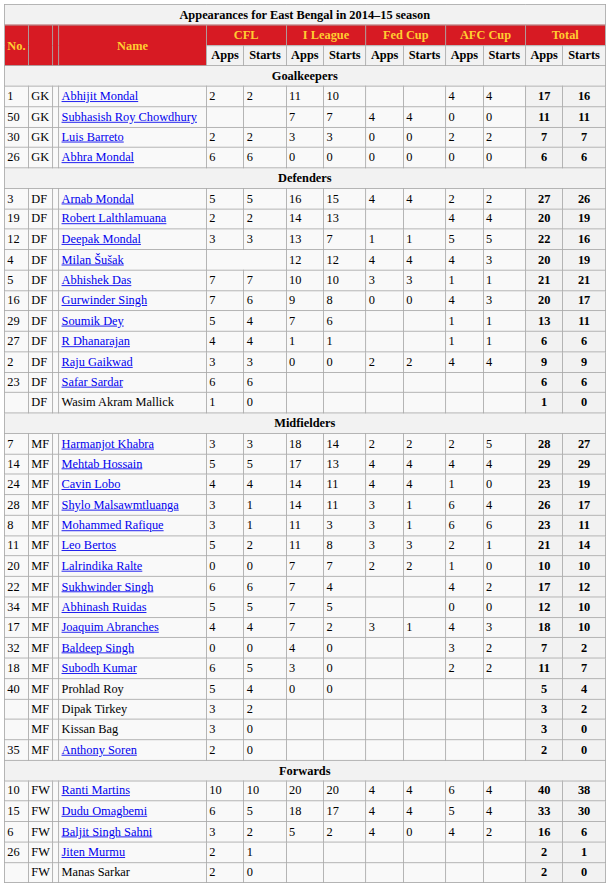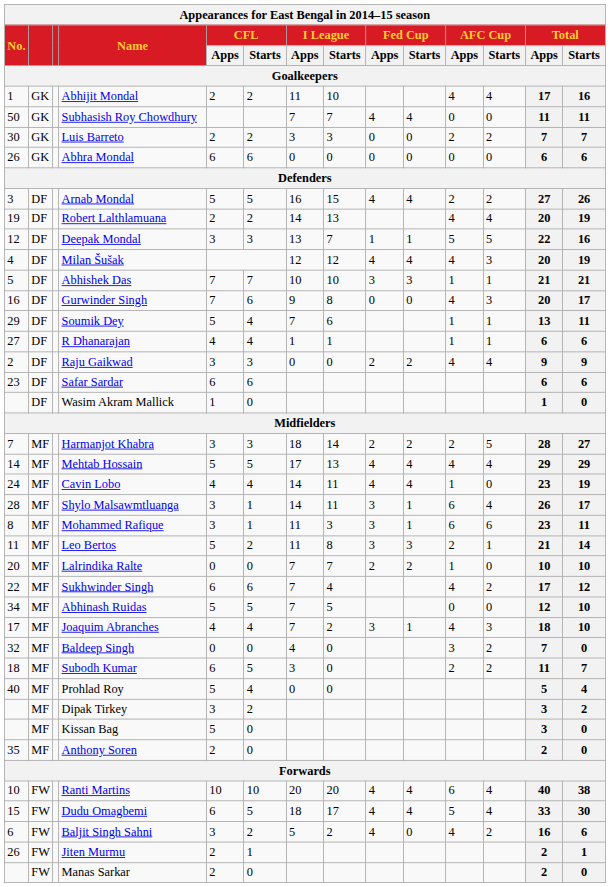(584, 648) 2 -> (584, 648) 0
(212, 729) 3 -> (212, 729) 5
